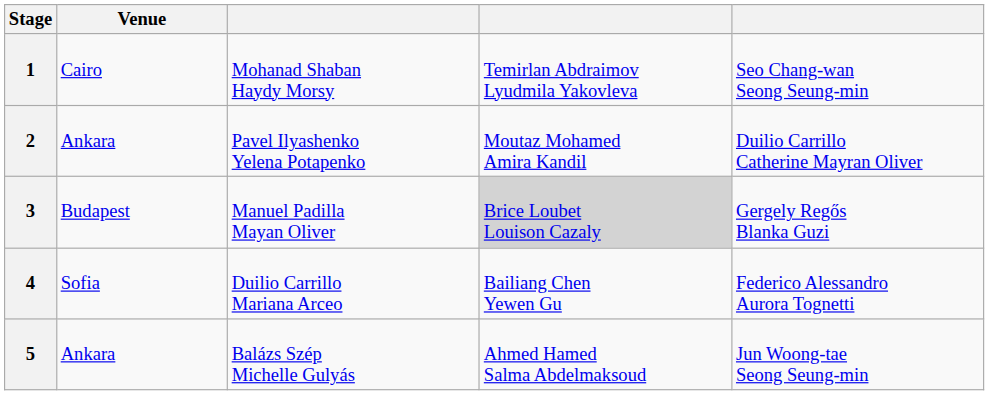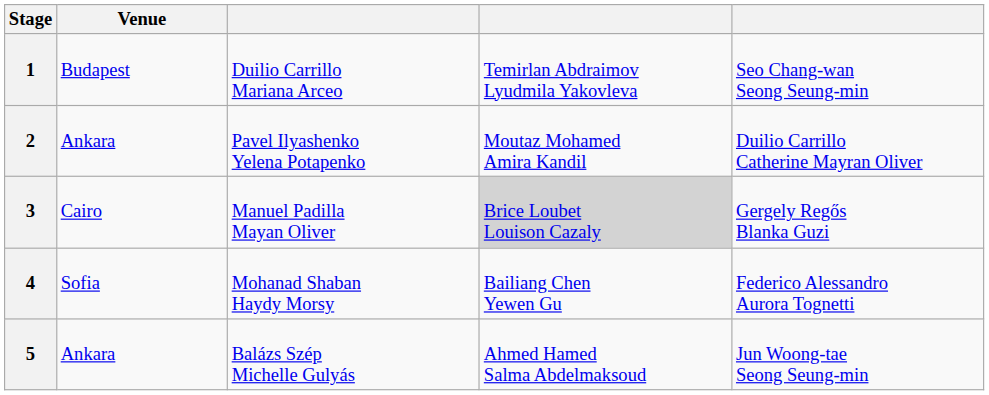(81, 69) Cairo -> (95, 69) Budapest
(296, 79) Mohanad Shaban Haydy Morsy -> (287, 79) Duilio Carrillo Mariana Arceo
(95, 211) Budapest -> (81, 211) Cairo
(287, 293) Duilio Carrillo Mariana Arceo -> (296, 293) Mohanad Shaban Haydy Morsy
